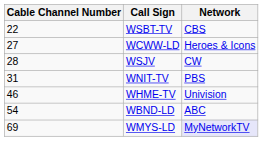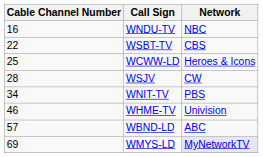+ row: (150, 29)
(13, 45) 27 -> (13, 62) 25
(13, 78) 31 -> (13, 95) 34
(13, 111) 54 -> (13, 128) 57
